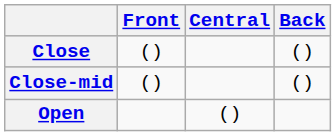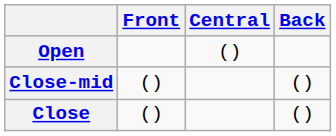rows swapped: (61, 52) <-> (61, 114)
